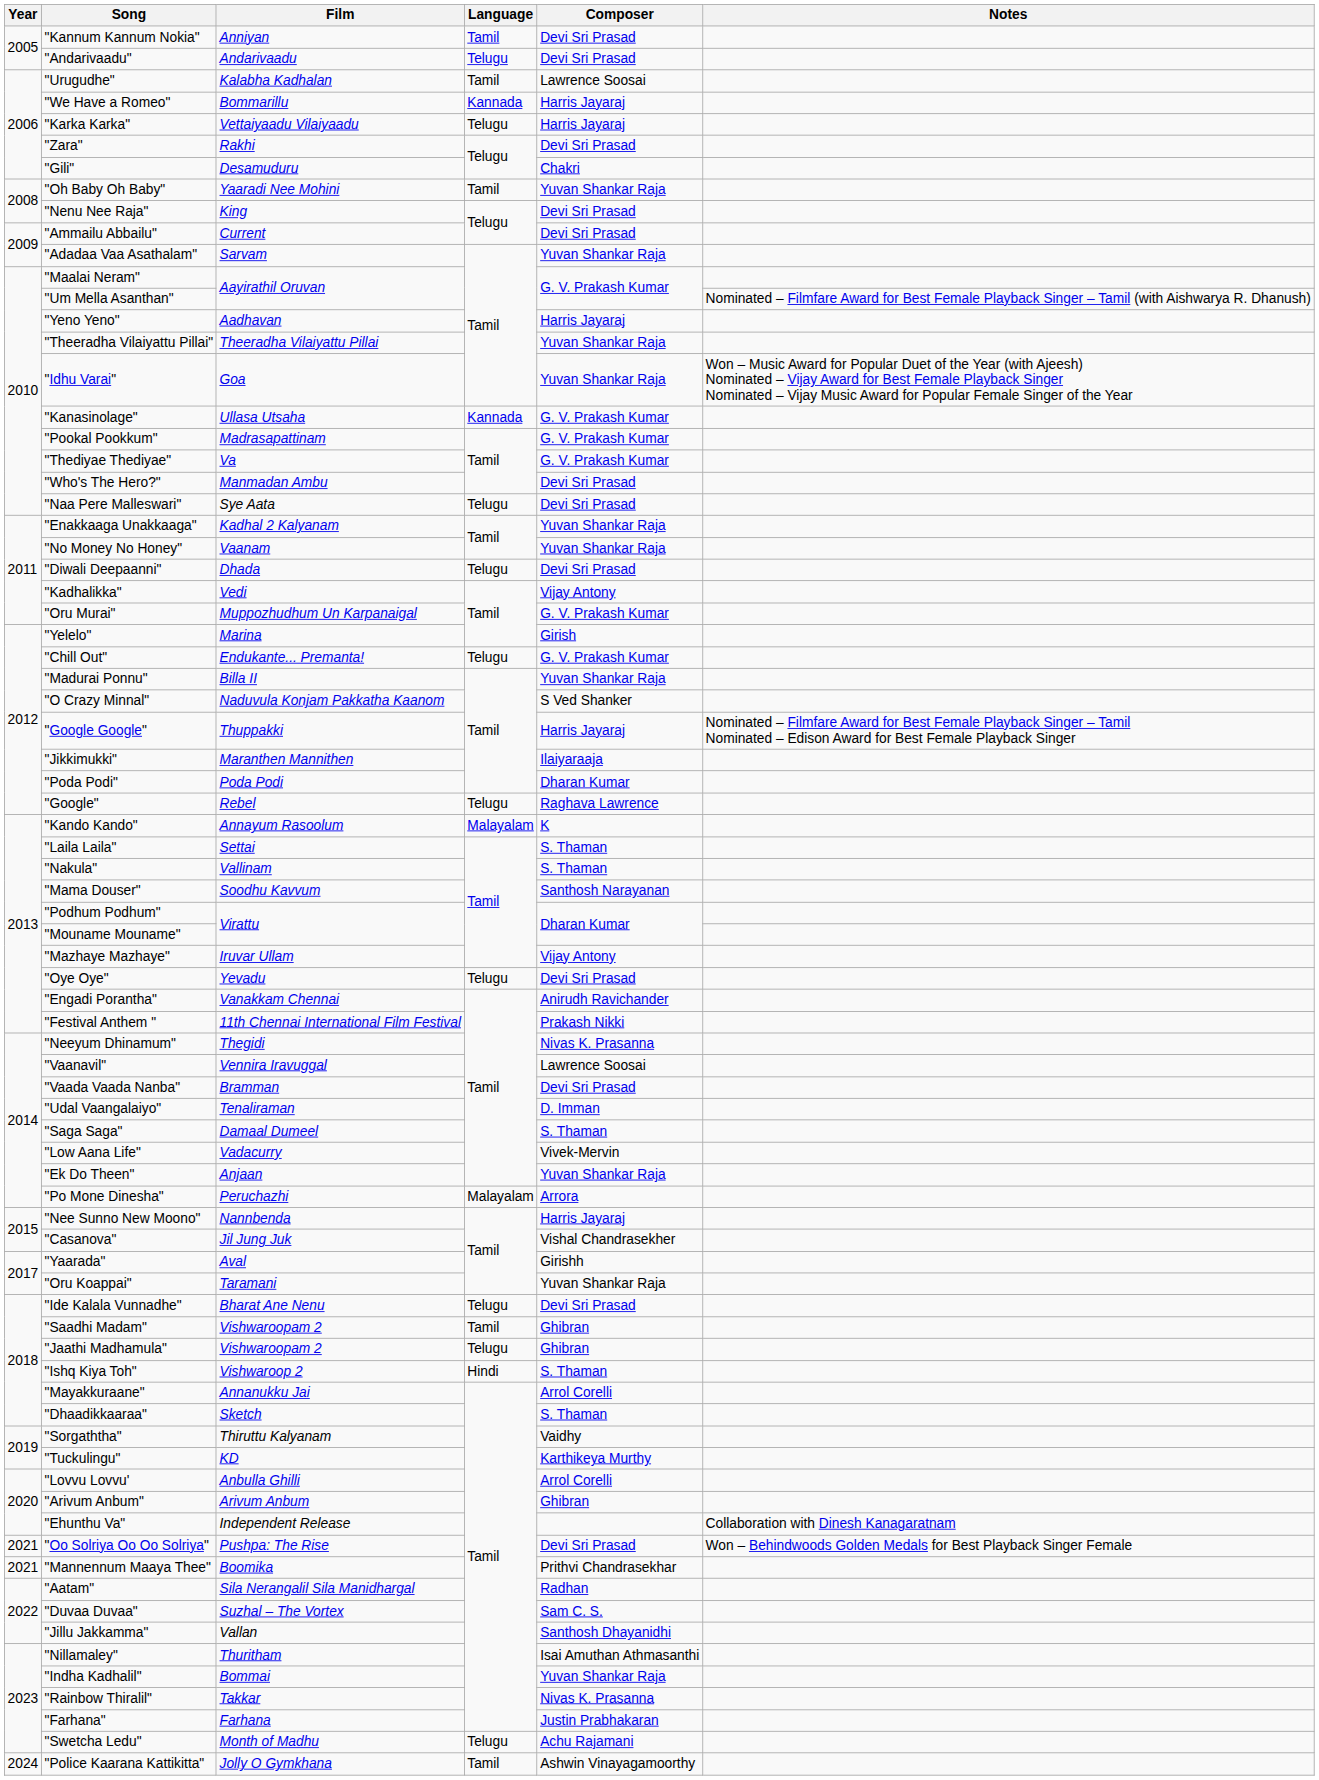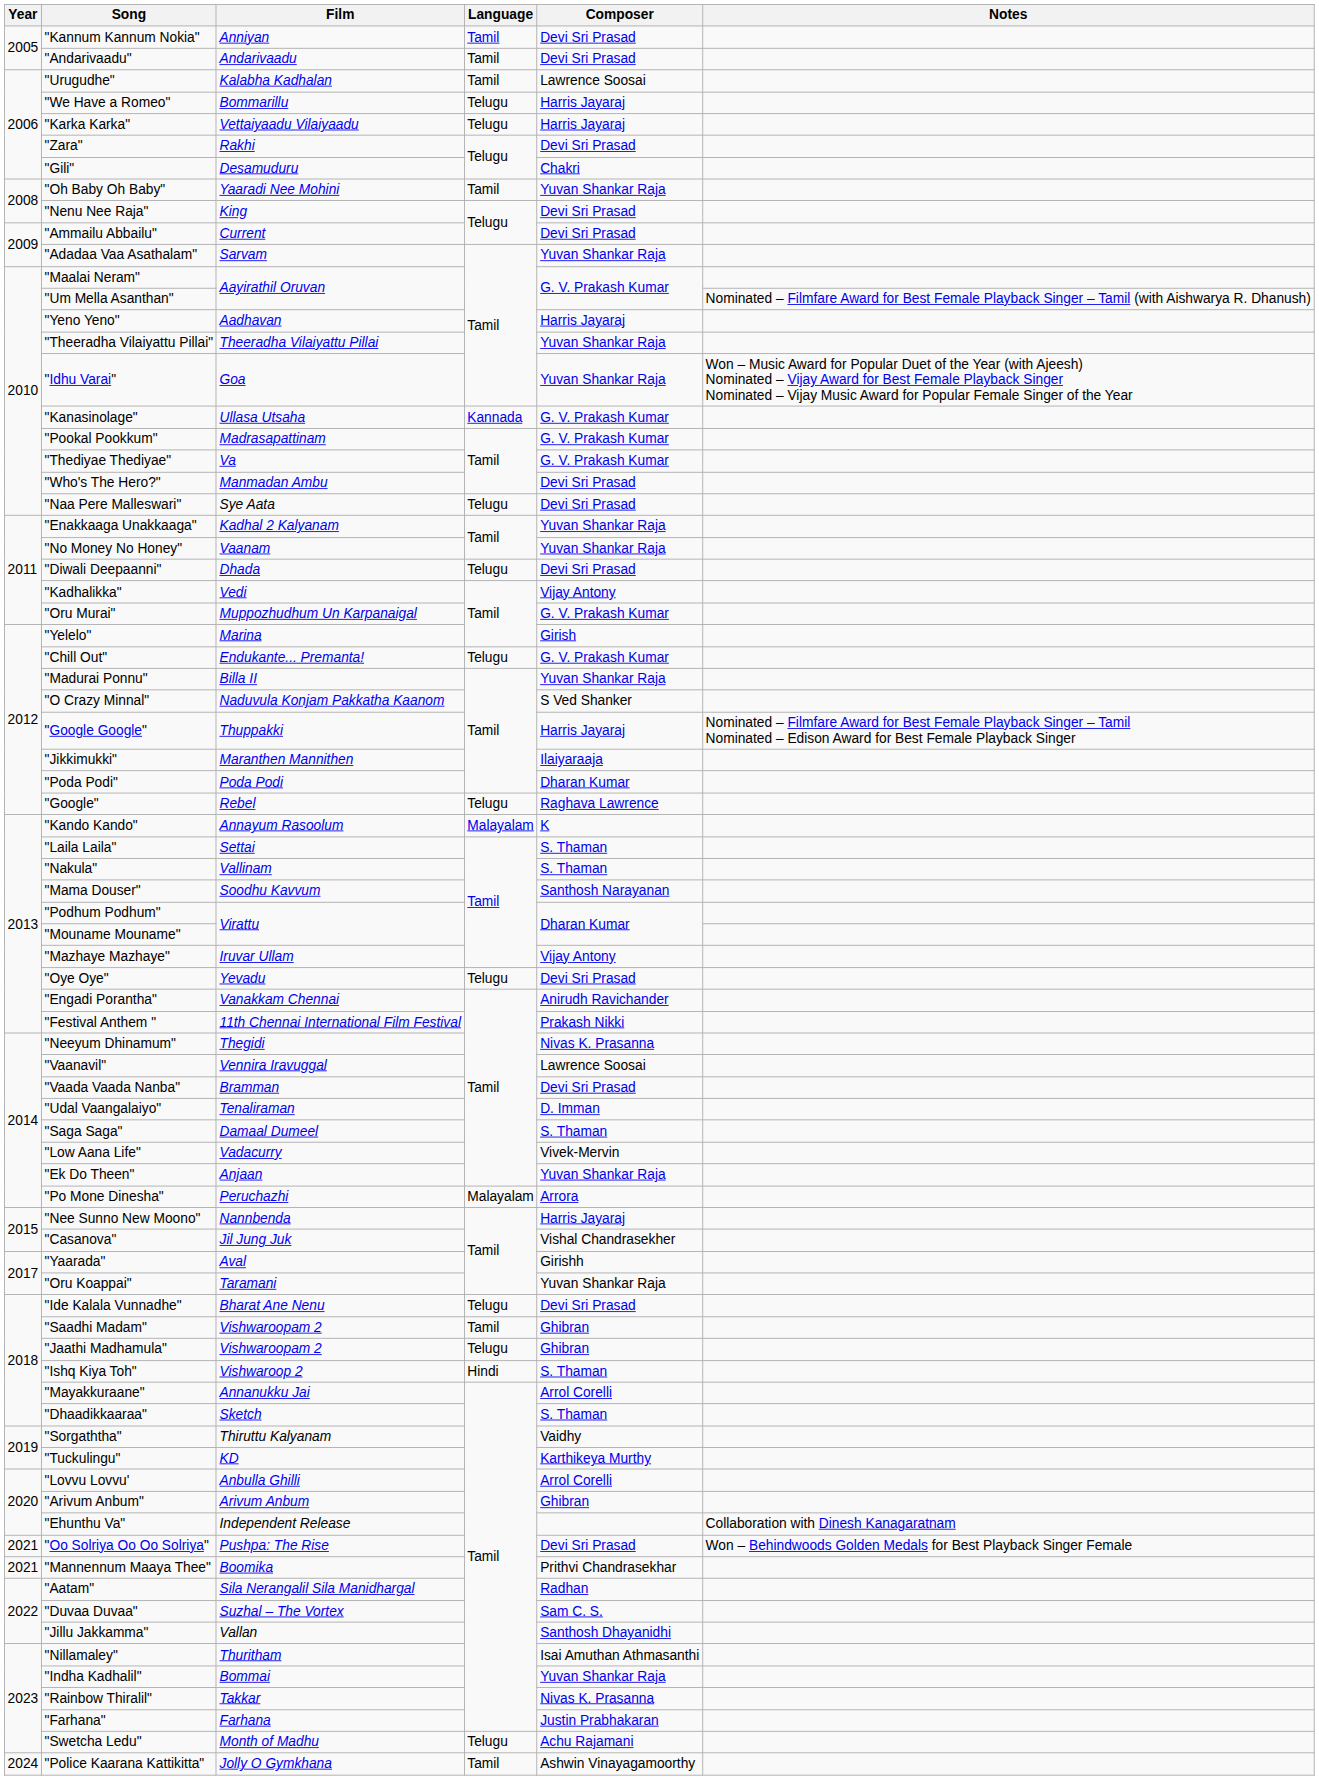(488, 59) Telugu -> (483, 59) Tamil
(495, 102) Kannada -> (488, 102) Telugu
